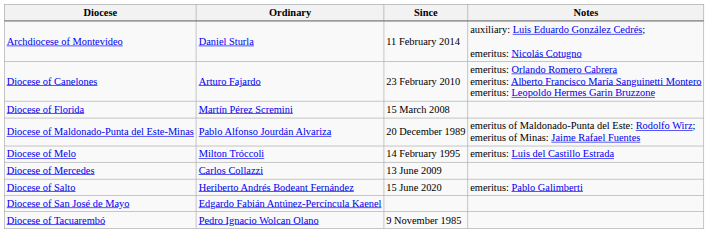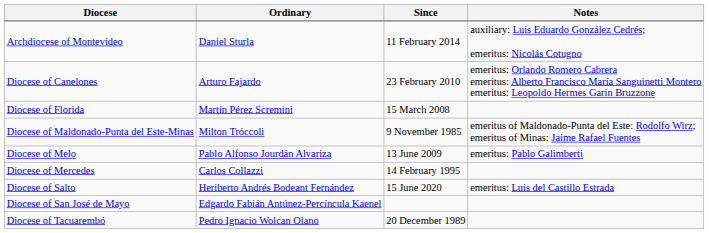(265, 132) Pablo Alfonso Jourdán Alvariza -> (231, 132) Milton Tróccoli
(426, 132) 20 December 1989 -> (424, 132) 9 November 1985
(231, 154) Milton Tróccoli -> (265, 154) Pablo Alfonso Jourdán Alvariza
(423, 154) 14 February 1995 -> (414, 154) 13 June 2009
(542, 154) emeritus: Luis del Castillo Estrada -> (527, 154) emeritus: Pablo Galimberti
(414, 170) 13 June 2009 -> (423, 170) 14 February 1995
(527, 187) emeritus: Pablo Galimberti -> (542, 187) emeritus: Luis del Castillo Estrada
(424, 220) 9 November 1985 -> (426, 220) 20 December 1989
